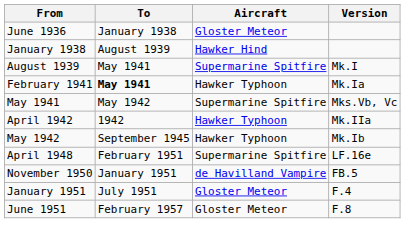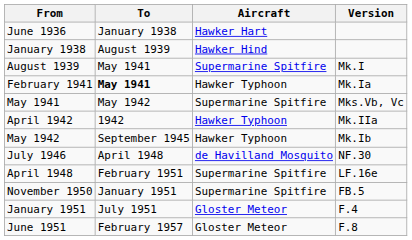(241, 31) Gloster Meteor -> (231, 31) Hawker Hart
+ row: (37, 156)
(261, 173) de Havilland Vampire -> (261, 191) Supermarine Spitfire
